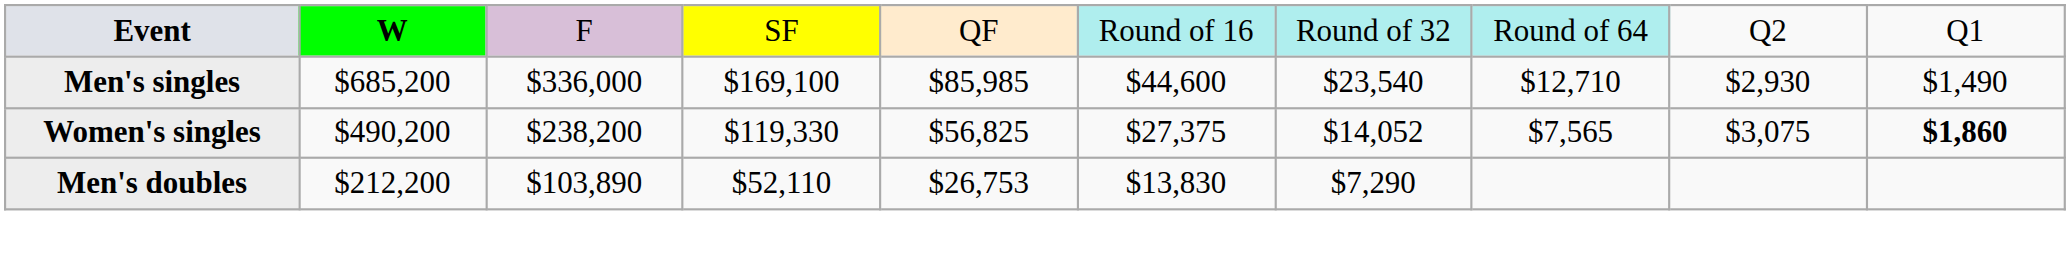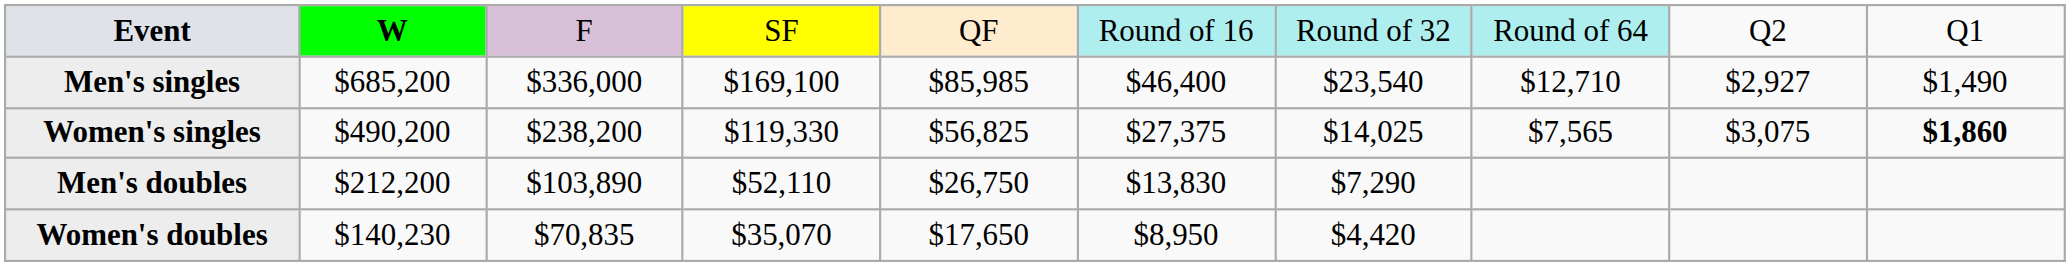(1176, 81) $44,600 -> (1176, 81) $46,400
(1768, 81) $2,930 -> (1768, 81) $2,927
(1373, 132) $14,052 -> (1373, 132) $14,025
(979, 183) $26,753 -> (979, 183) $26,750
+ row: (152, 234)
